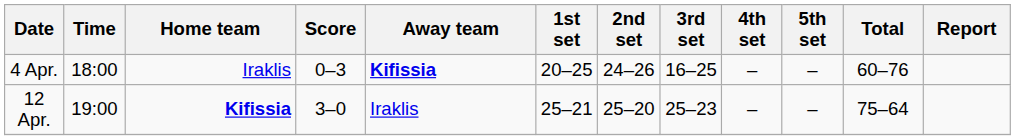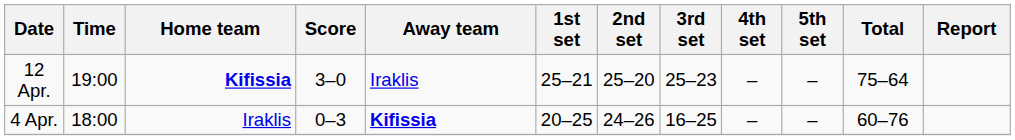rows swapped: (34, 69) <-> (34, 109)
